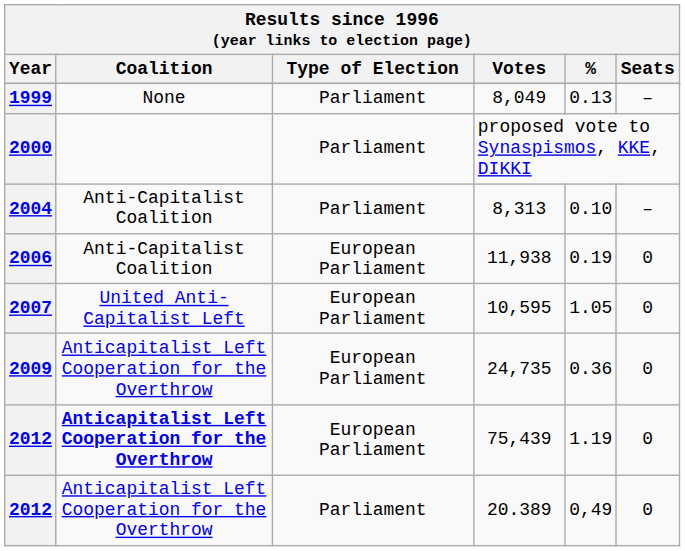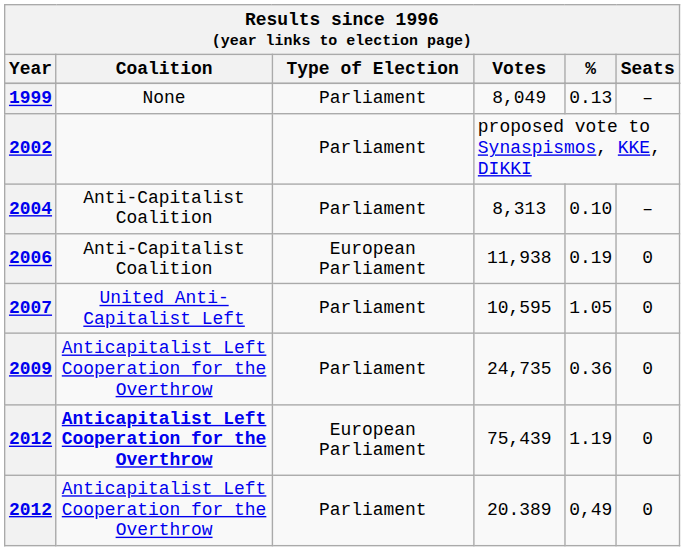(31, 148) 2000 -> (31, 148) 2002
(373, 309) European Parliament -> (373, 309) Parliament
(373, 369) European Parliament -> (373, 369) Parliament
